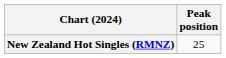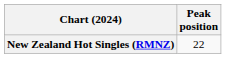(199, 44) 25 -> (199, 44) 22
